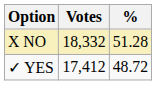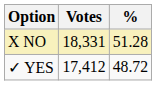(84, 41) 18,332 -> (84, 41) 18,331
